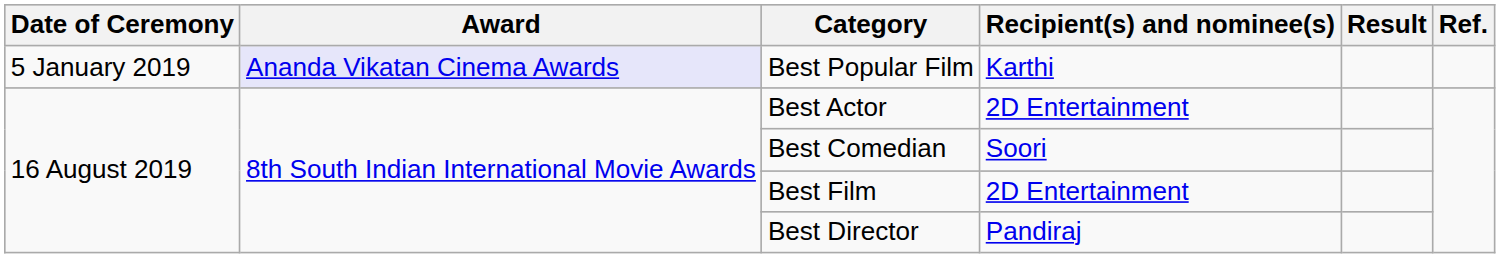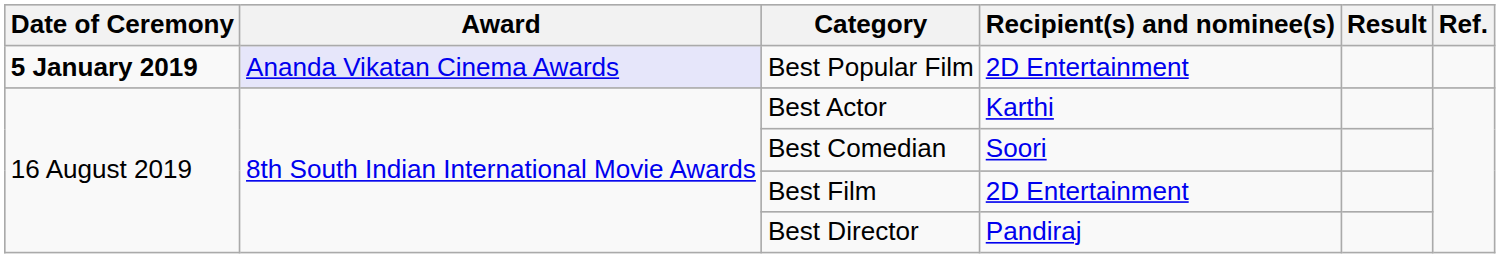(101, 66) normal -> (104, 66) bold
(1020, 66) Karthi -> (1087, 66) 2D Entertainment
(1087, 107) 2D Entertainment -> (1020, 107) Karthi
